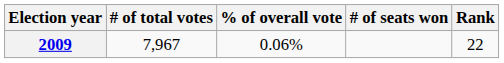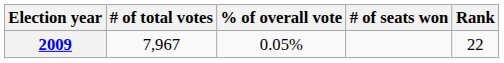(281, 44) 0.06% -> (281, 44) 0.05%
